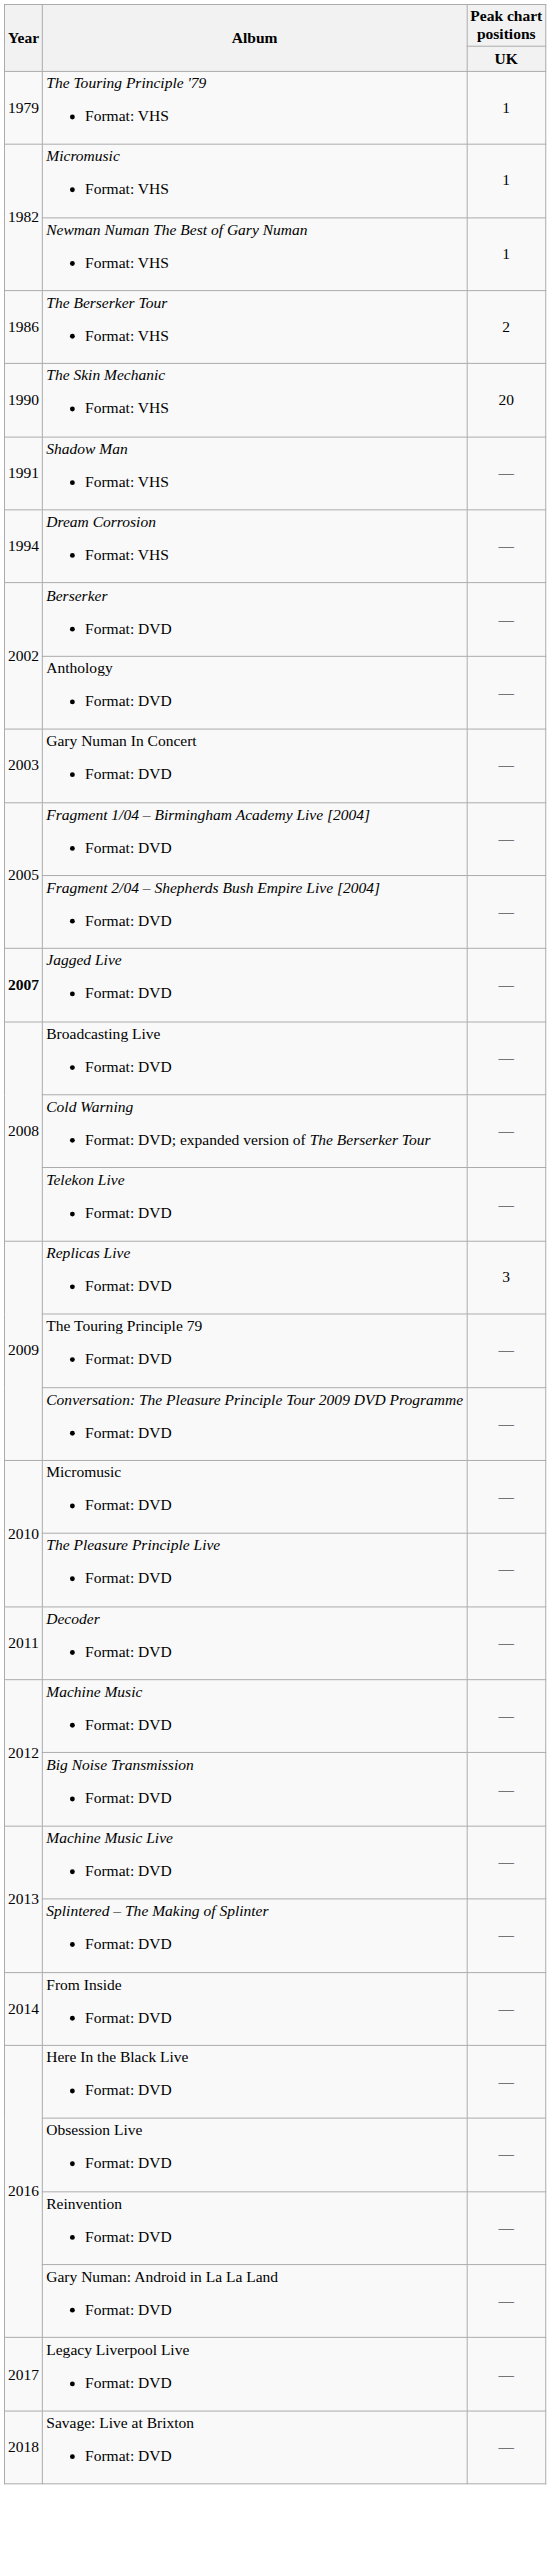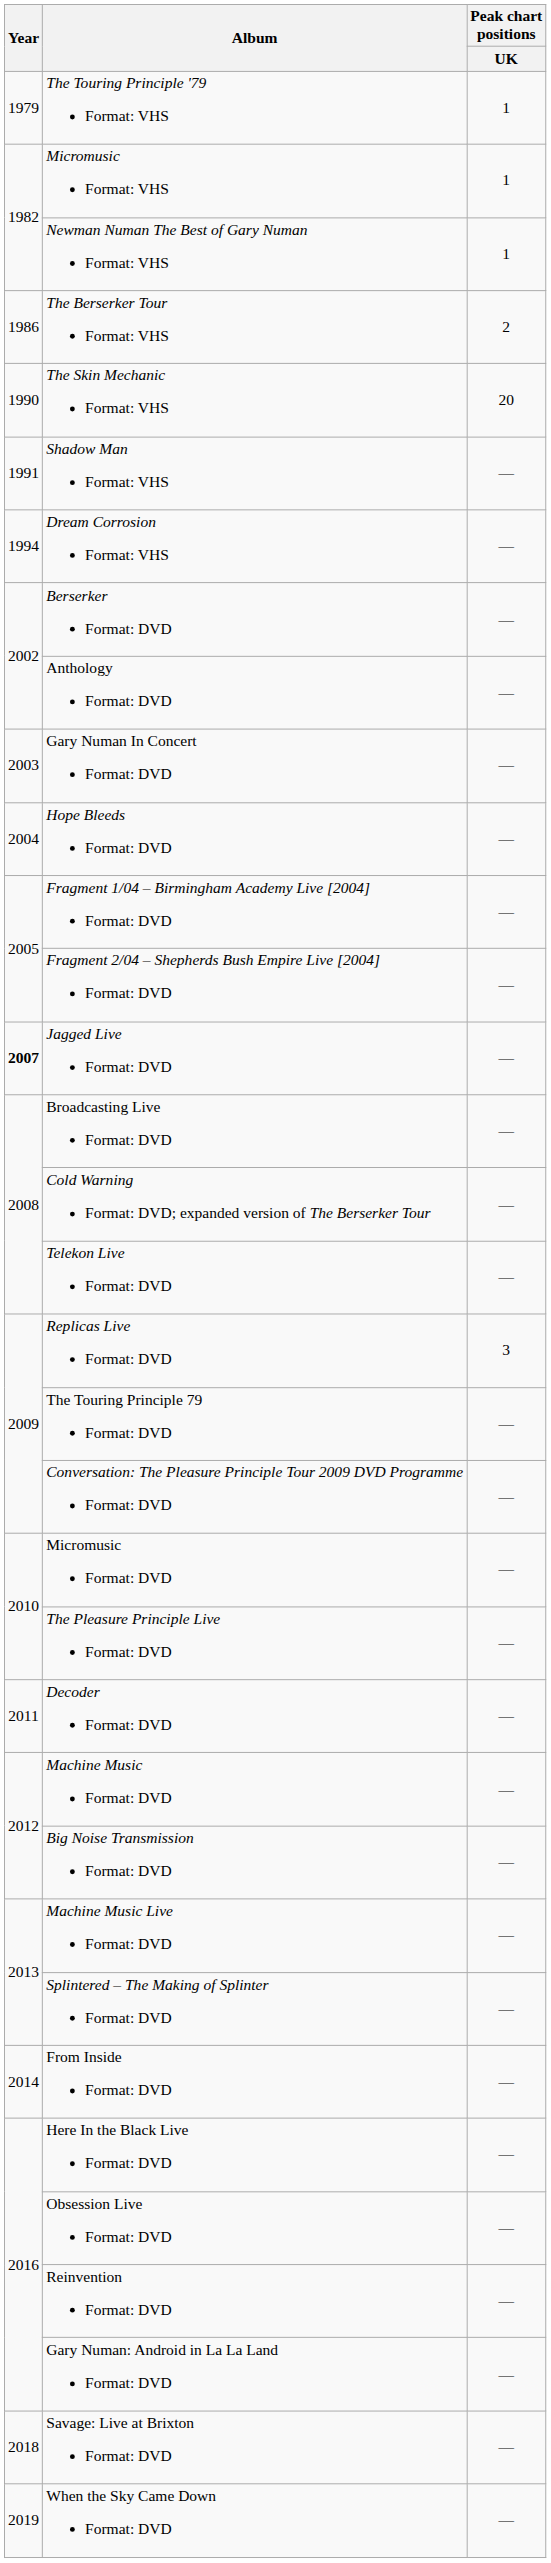+ row: (255, 831)
- row: (255, 2366)
+ row: (255, 2513)
